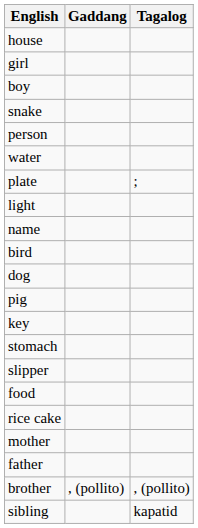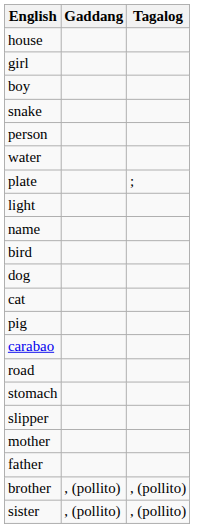+ row: (17, 299)
+ row: (31, 346)
- row: (19, 323)
+ row: (21, 370)
- row: (22, 393)
- row: (35, 417)
+ row: (24, 511)
- row: (28, 511)
